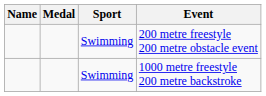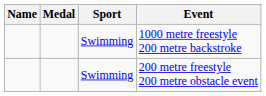rows swapped: (190, 75) <-> (198, 41)
